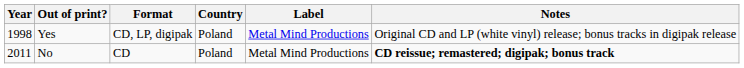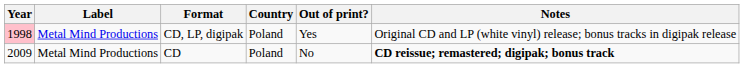columns swapped: (309, 14) <-> (72, 14)
(20, 33) no background -> (20, 33) pink background
(19, 53) 2011 -> (20, 53) 2009
